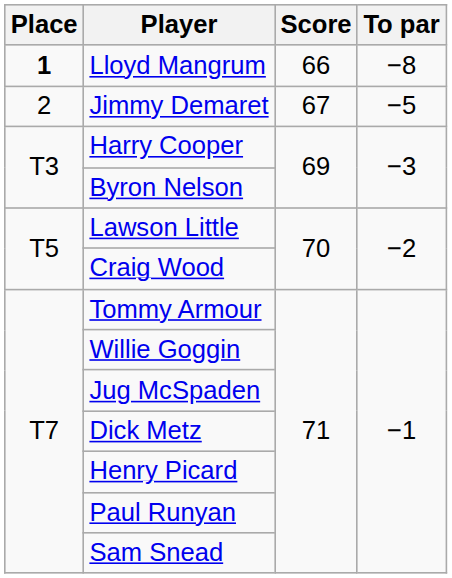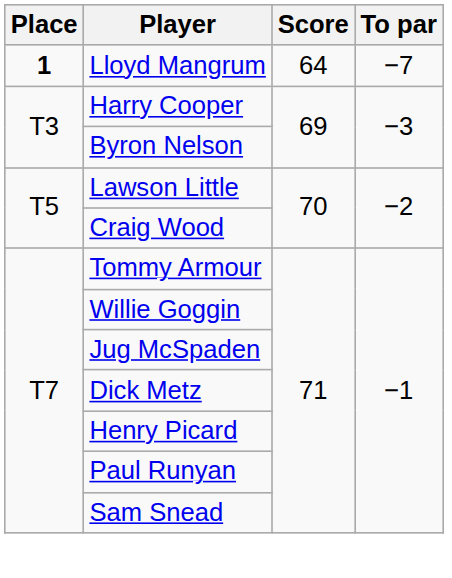(316, 65) 66 -> (313, 65) 64
(402, 65) −8 -> (399, 65) −7
- row: (179, 106)
